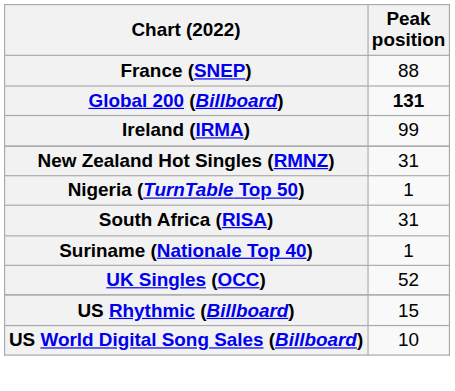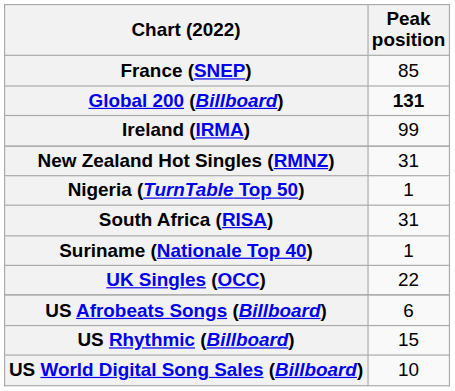(409, 70) 88 -> (409, 70) 85
(409, 280) 52 -> (409, 280) 22
+ row: (186, 310)
